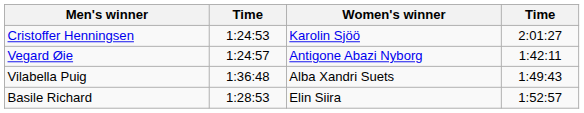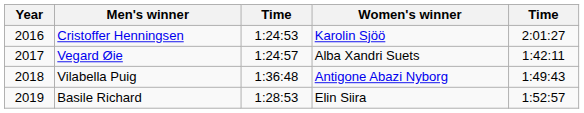+ column: (29, 15)
(356, 57) Antigone Abazi Nyborg -> (367, 57) Alba Xandri Suets
(342, 77) Alba Xandri Suets -> (381, 77) Antigone Abazi Nyborg
